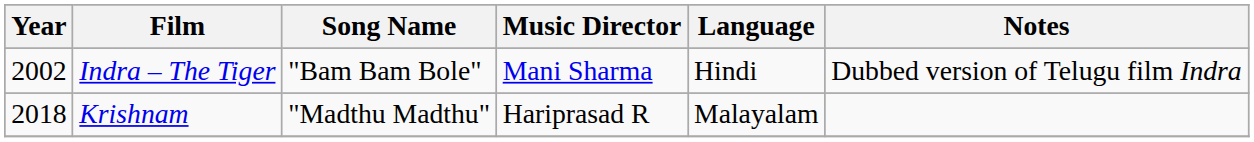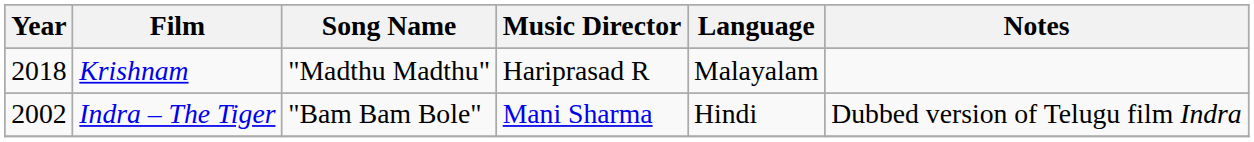rows swapped: (177, 70) <-> (134, 114)
